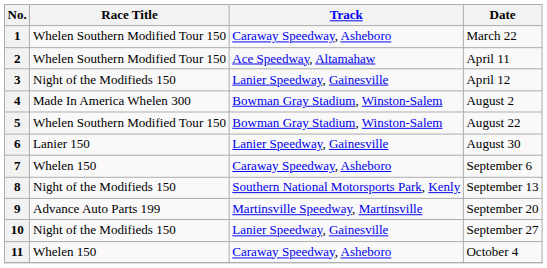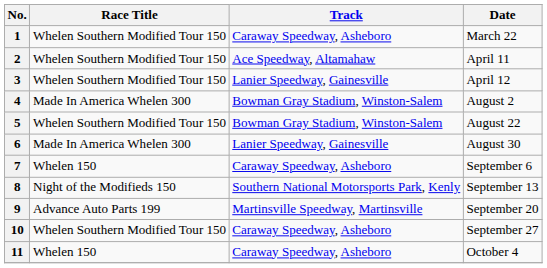(104, 79) Night of the Modifieds 150 -> (130, 79) Whelen Southern Modified Tour 150
(61, 144) Lanier 150 -> (112, 144) Made In America Whelen 300
(104, 230) Night of the Modifieds 150 -> (130, 230) Whelen Southern Modified Tour 150
(310, 230) Lanier Speedway, Gainesville -> (312, 230) Caraway Speedway, Asheboro
